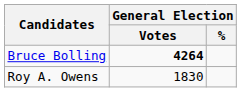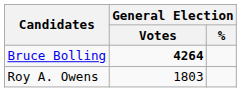(188, 76) 1830 -> (188, 76) 1803
